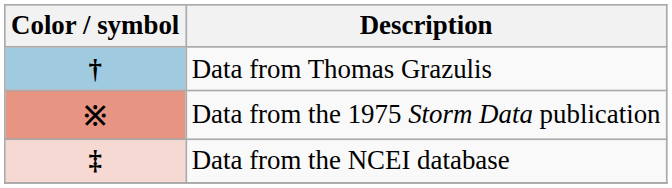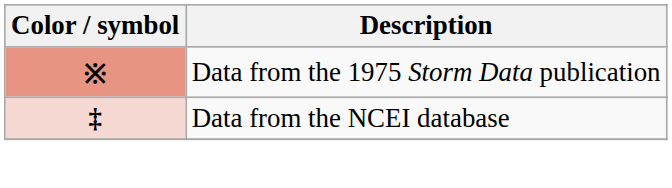- row: (95, 68)
